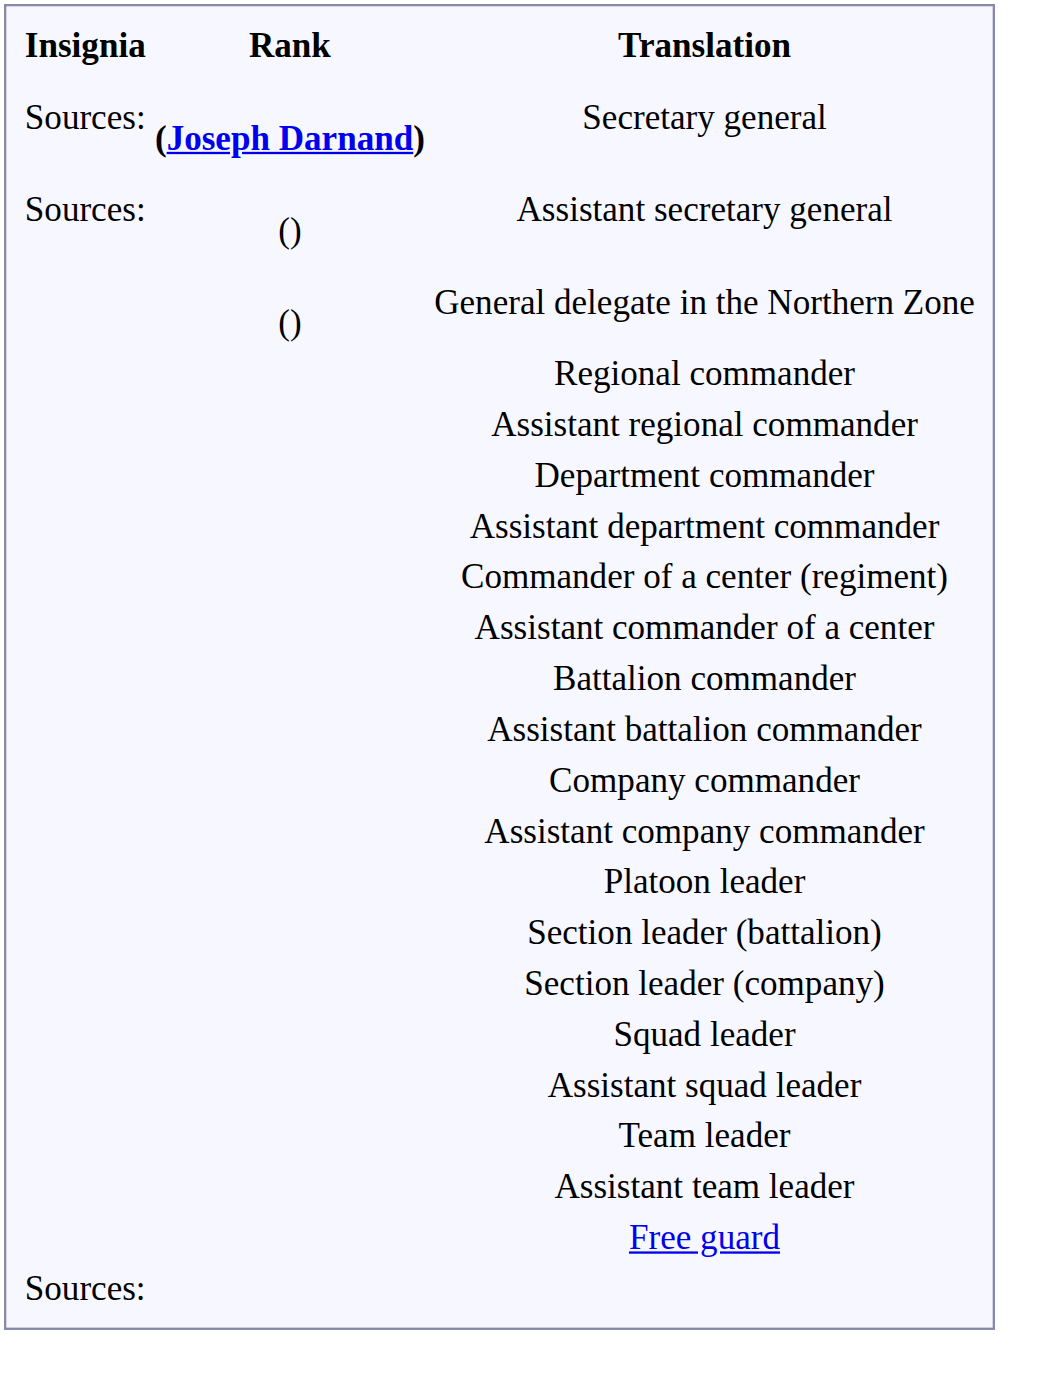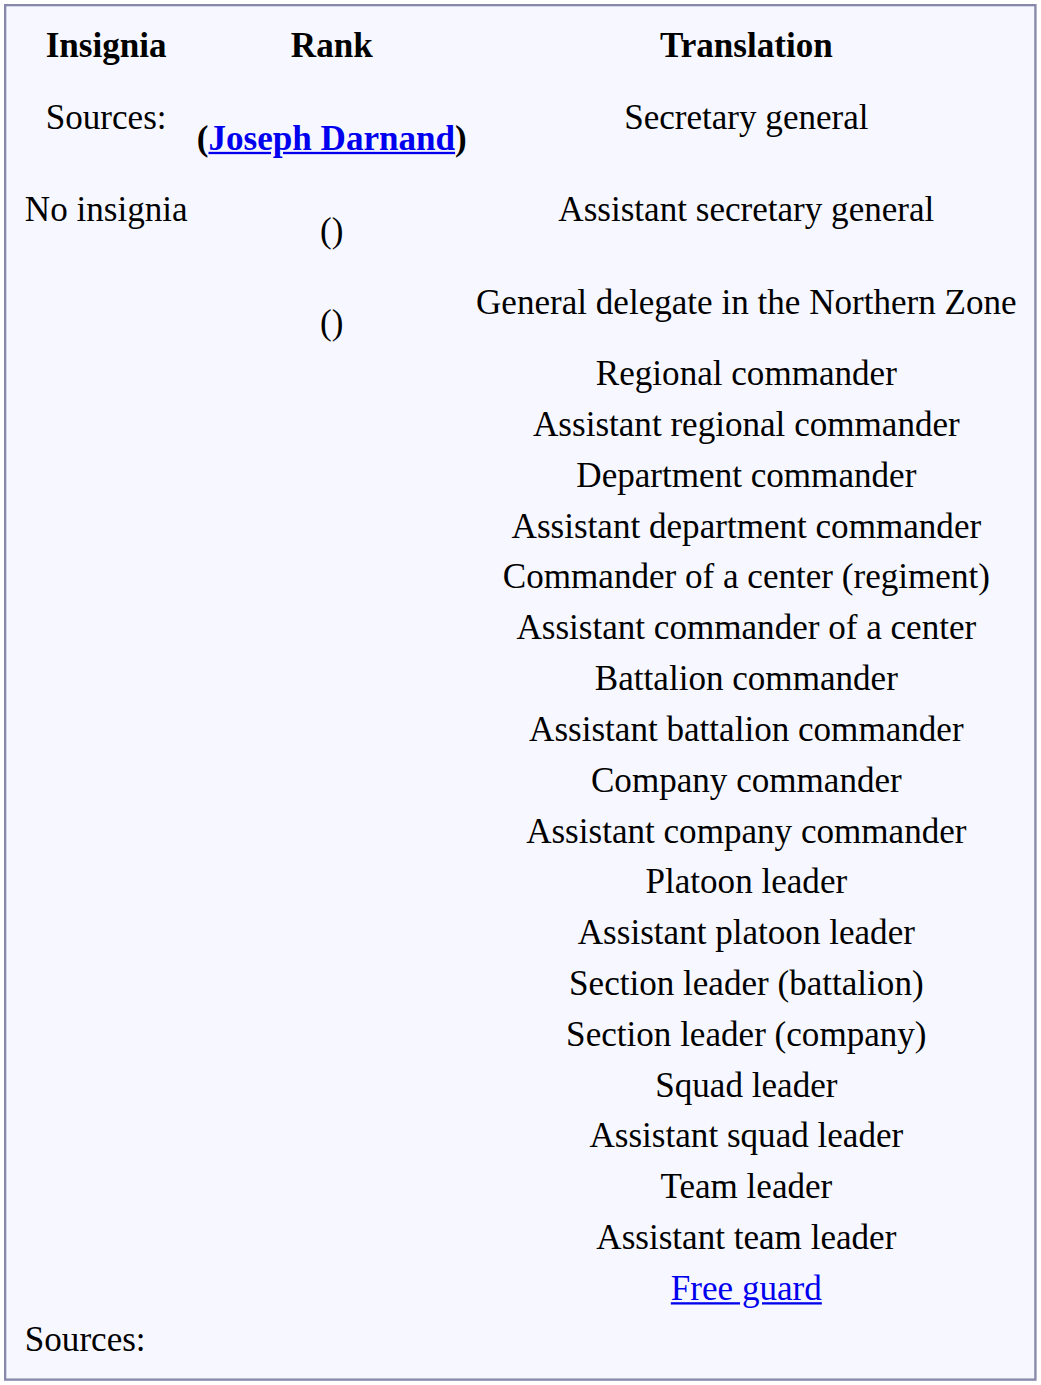(85, 208) Sources: -> (106, 208) No insignia
+ row: (746, 931)
